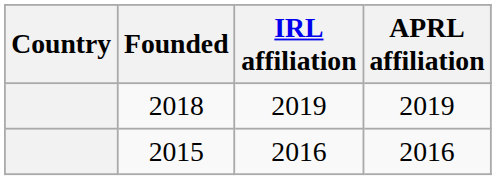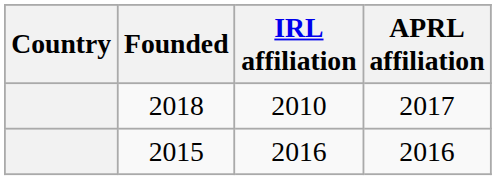(299, 105) 2019 -> (299, 105) 2010
(427, 105) 2019 -> (427, 105) 2017
